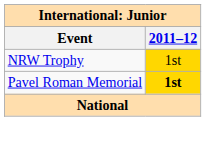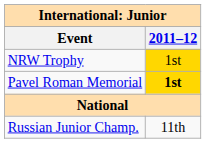+ row: (73, 127)
